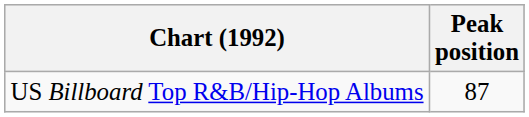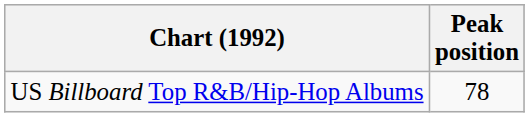(477, 91) 87 -> (477, 91) 78
